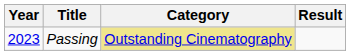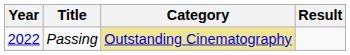(24, 38) 2023 -> (24, 38) 2022
